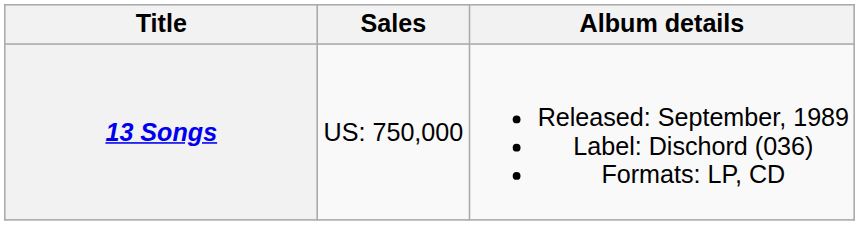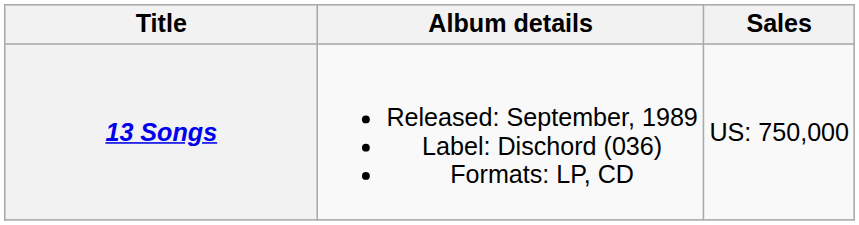columns swapped: (662, 24) <-> (393, 24)
